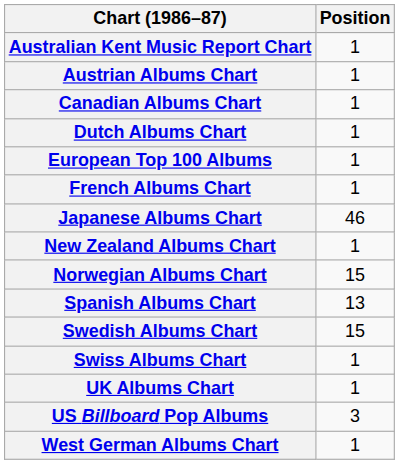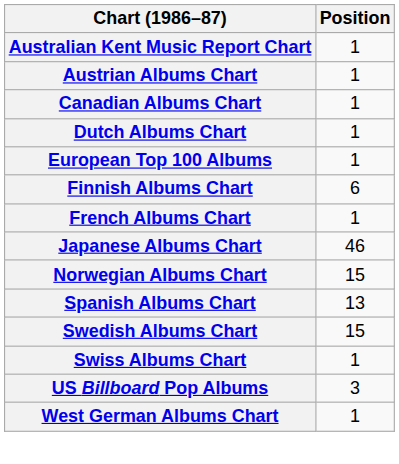+ row: (160, 189)
- row: (160, 246)
- row: (160, 388)
